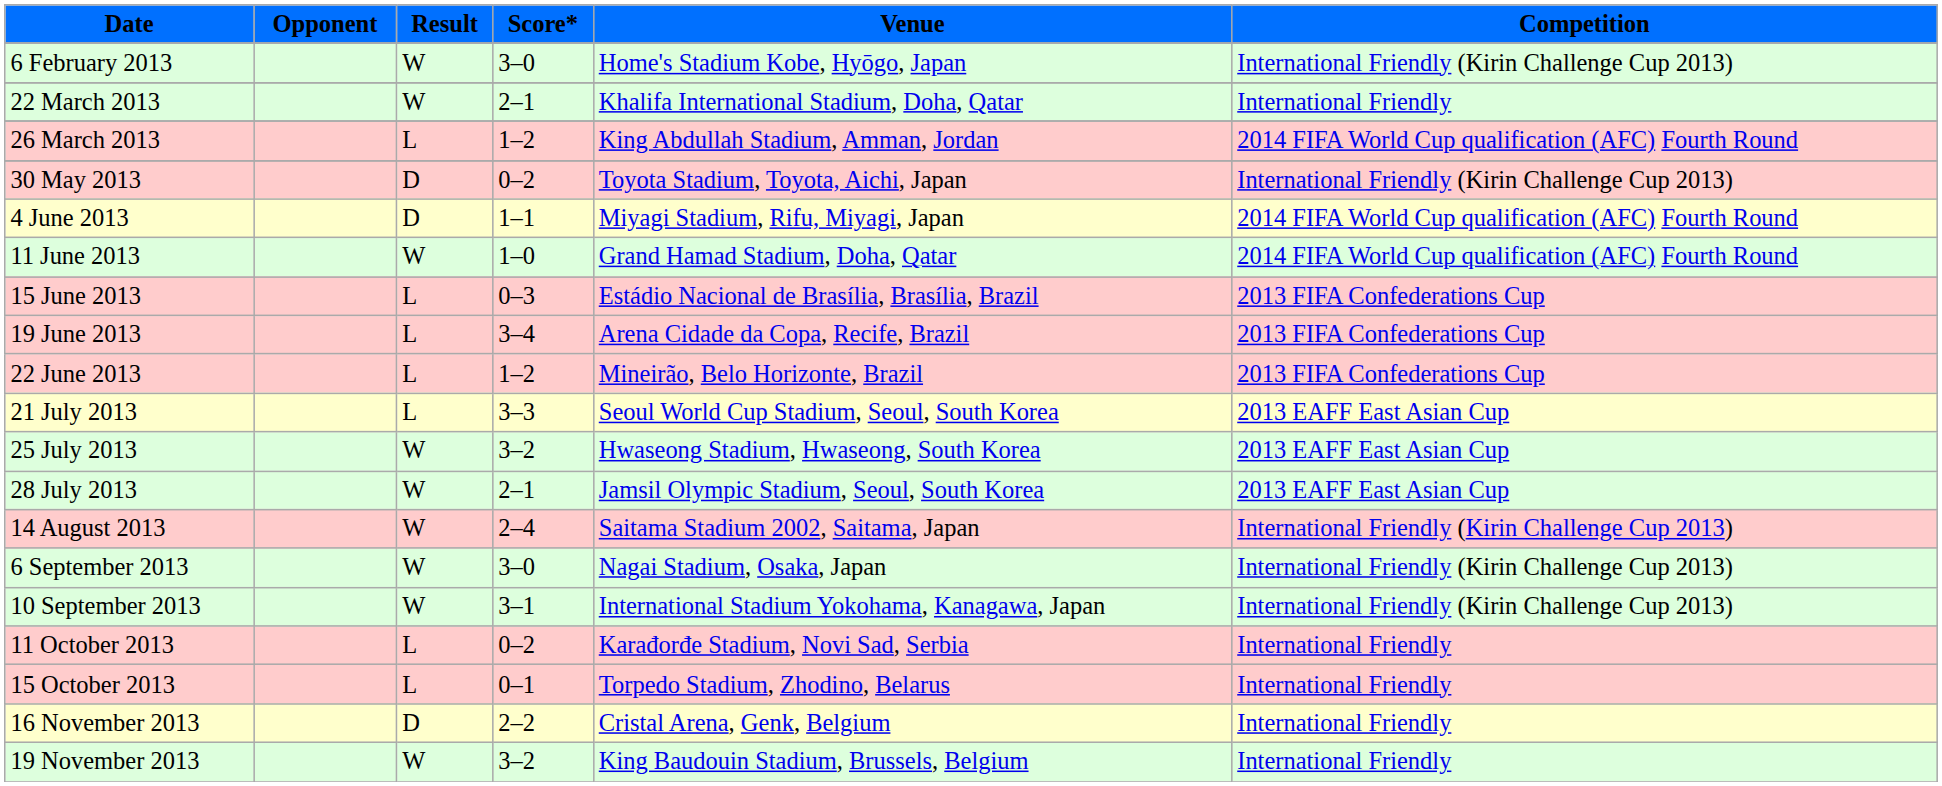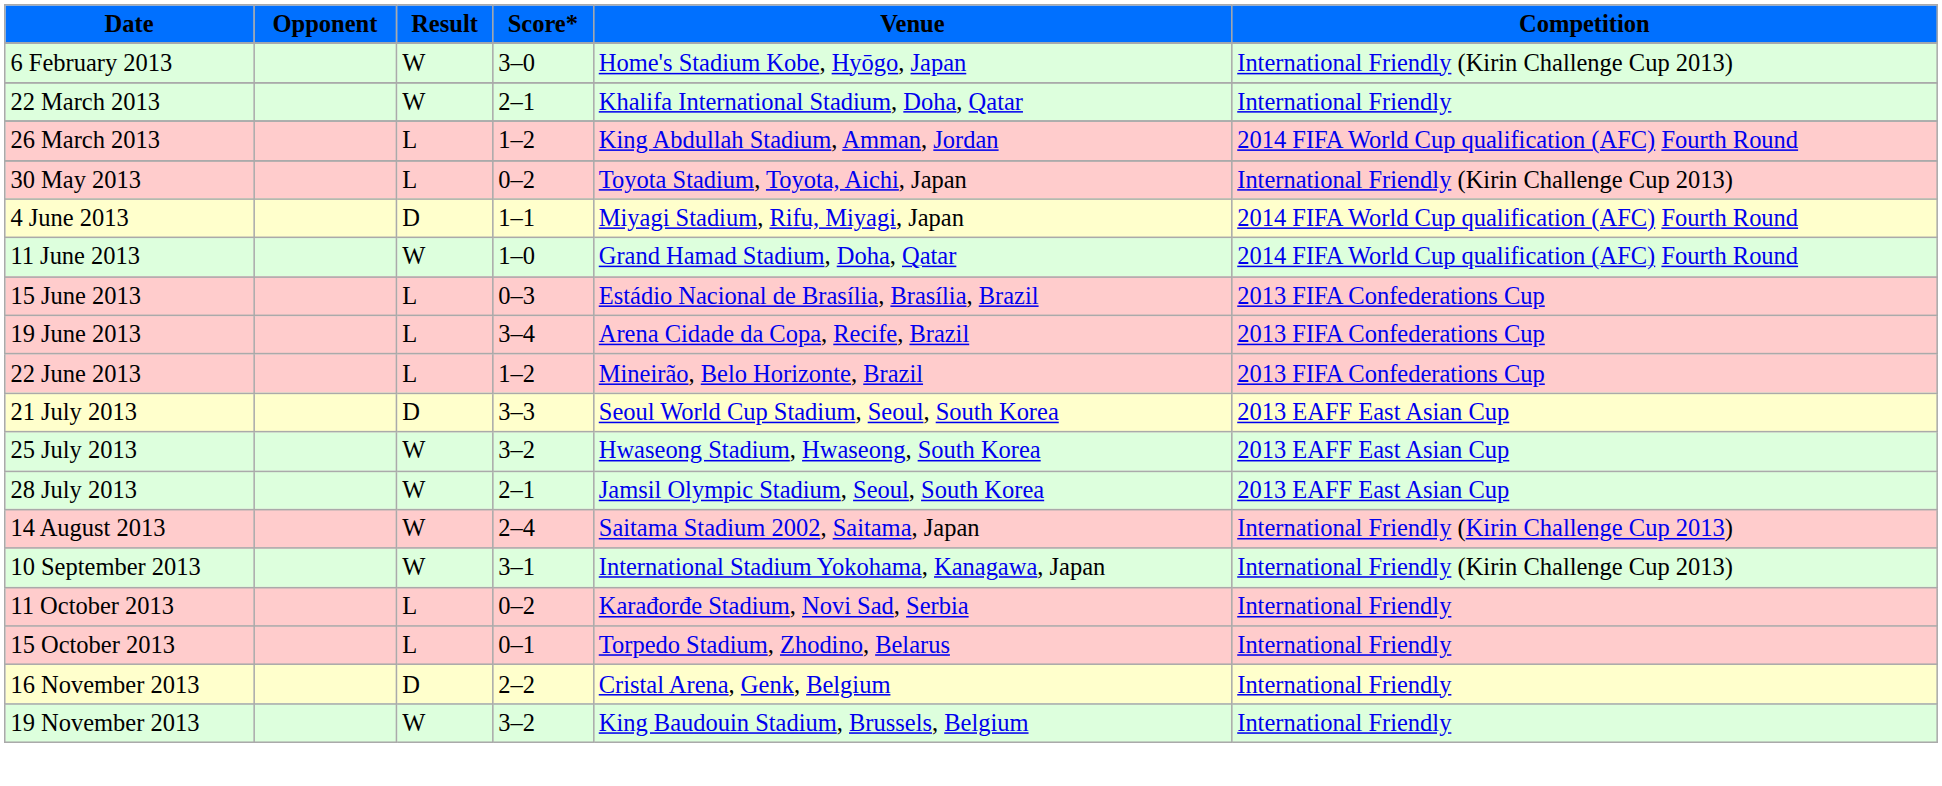(411, 179) D -> (410, 179) L
(410, 412) L -> (411, 412) D
- row: (99, 567)
